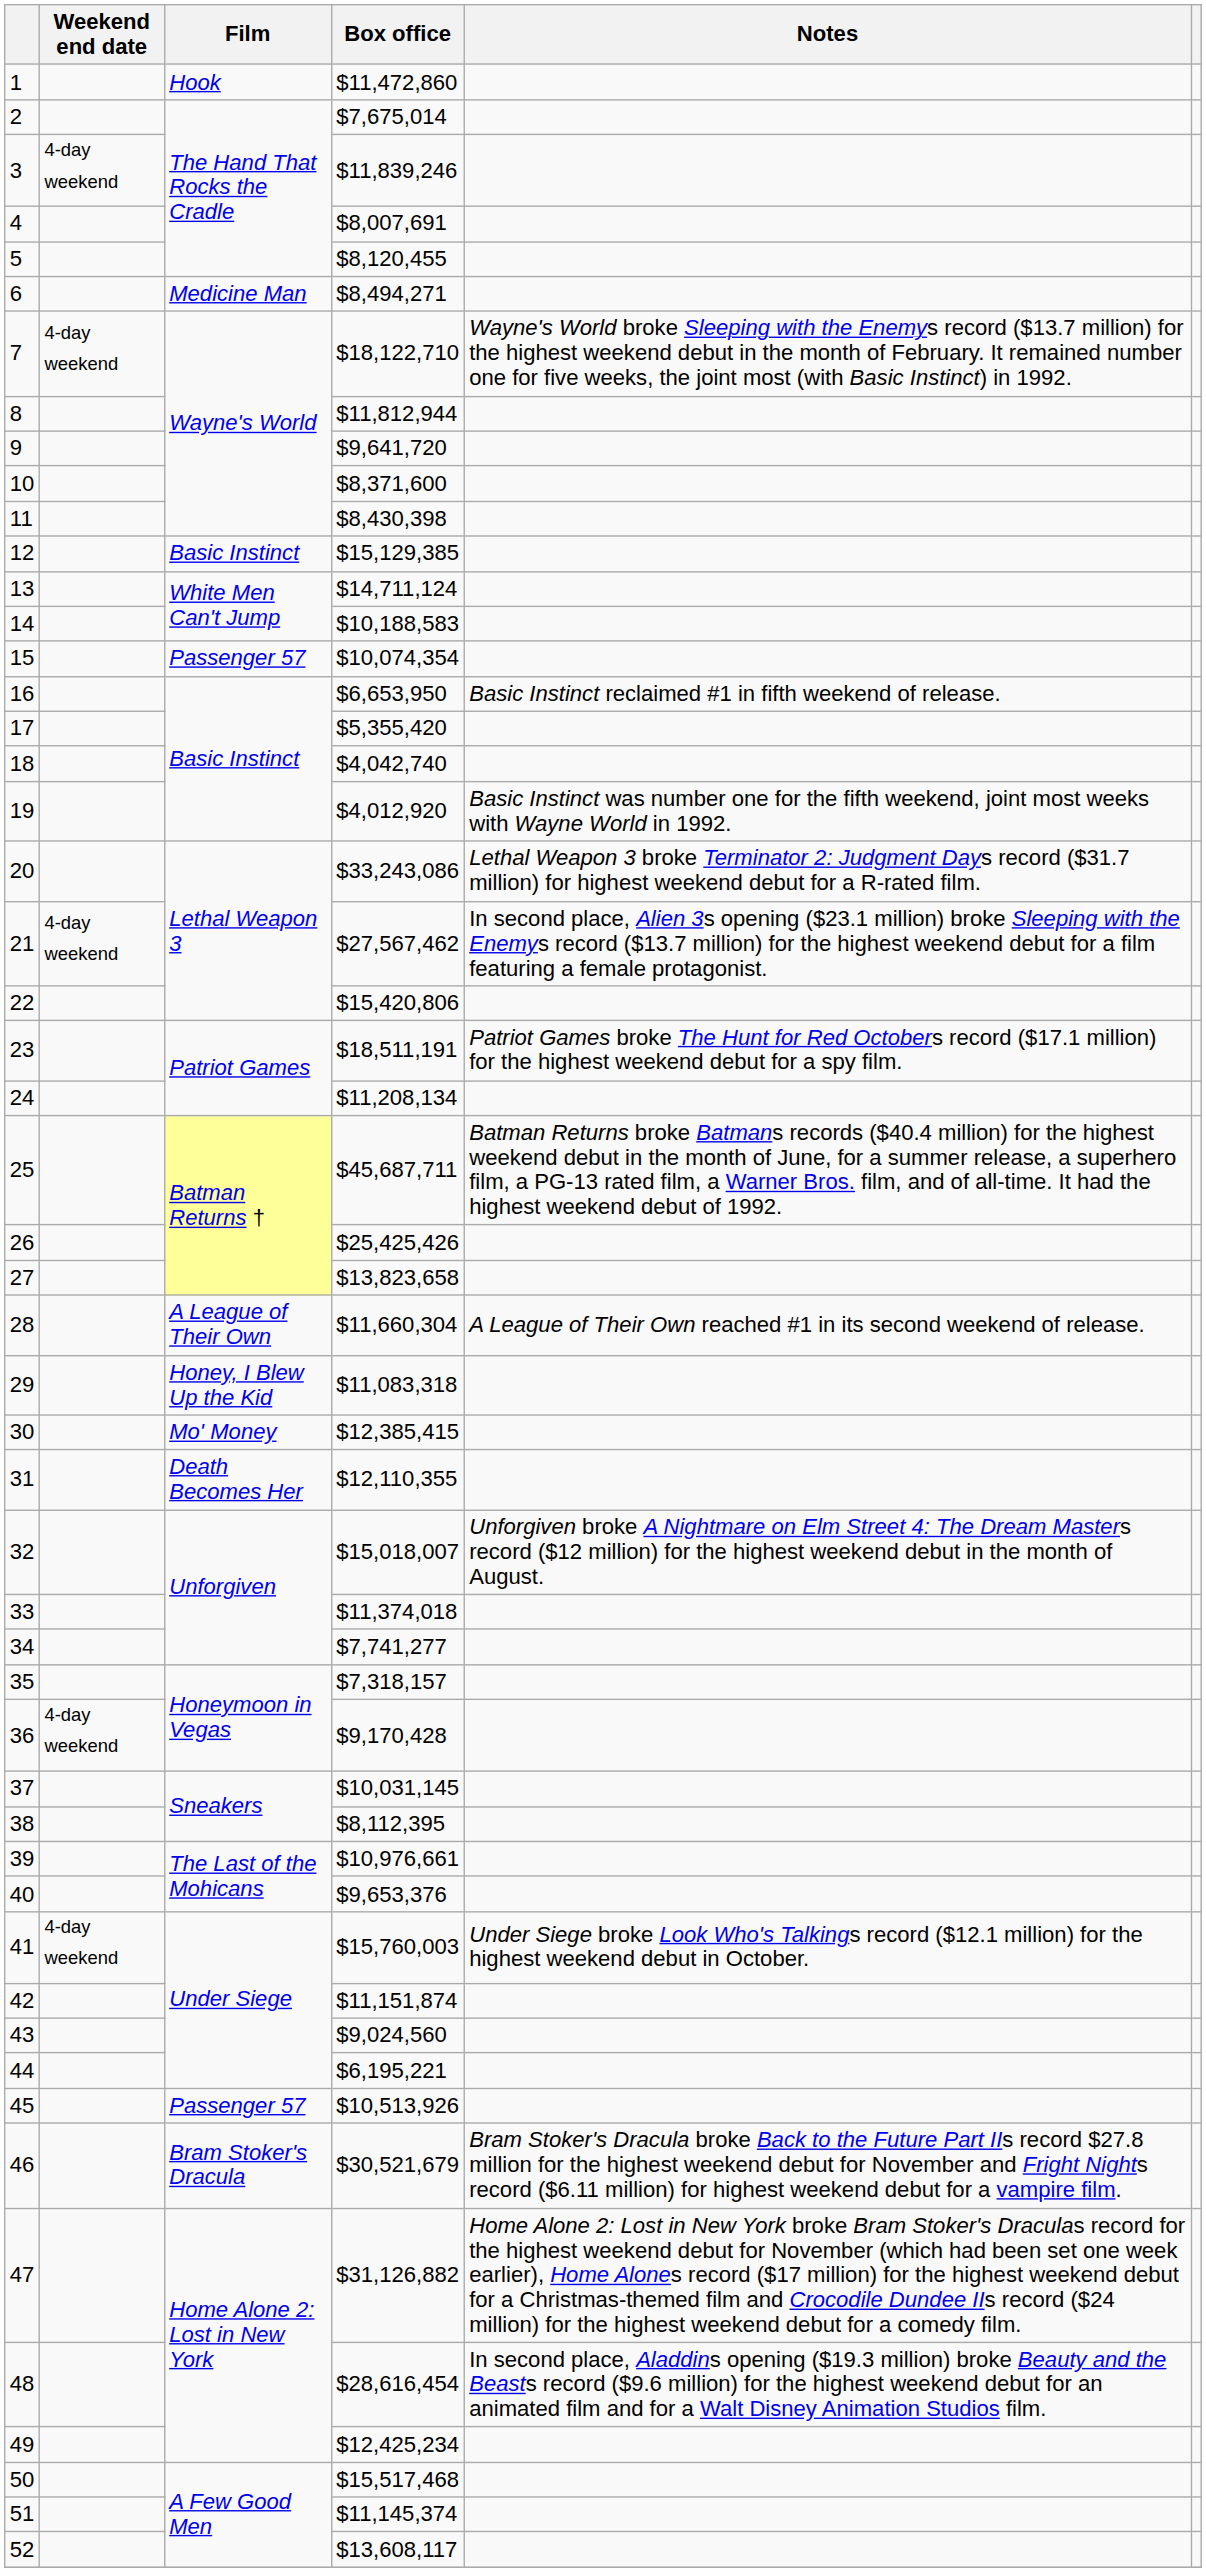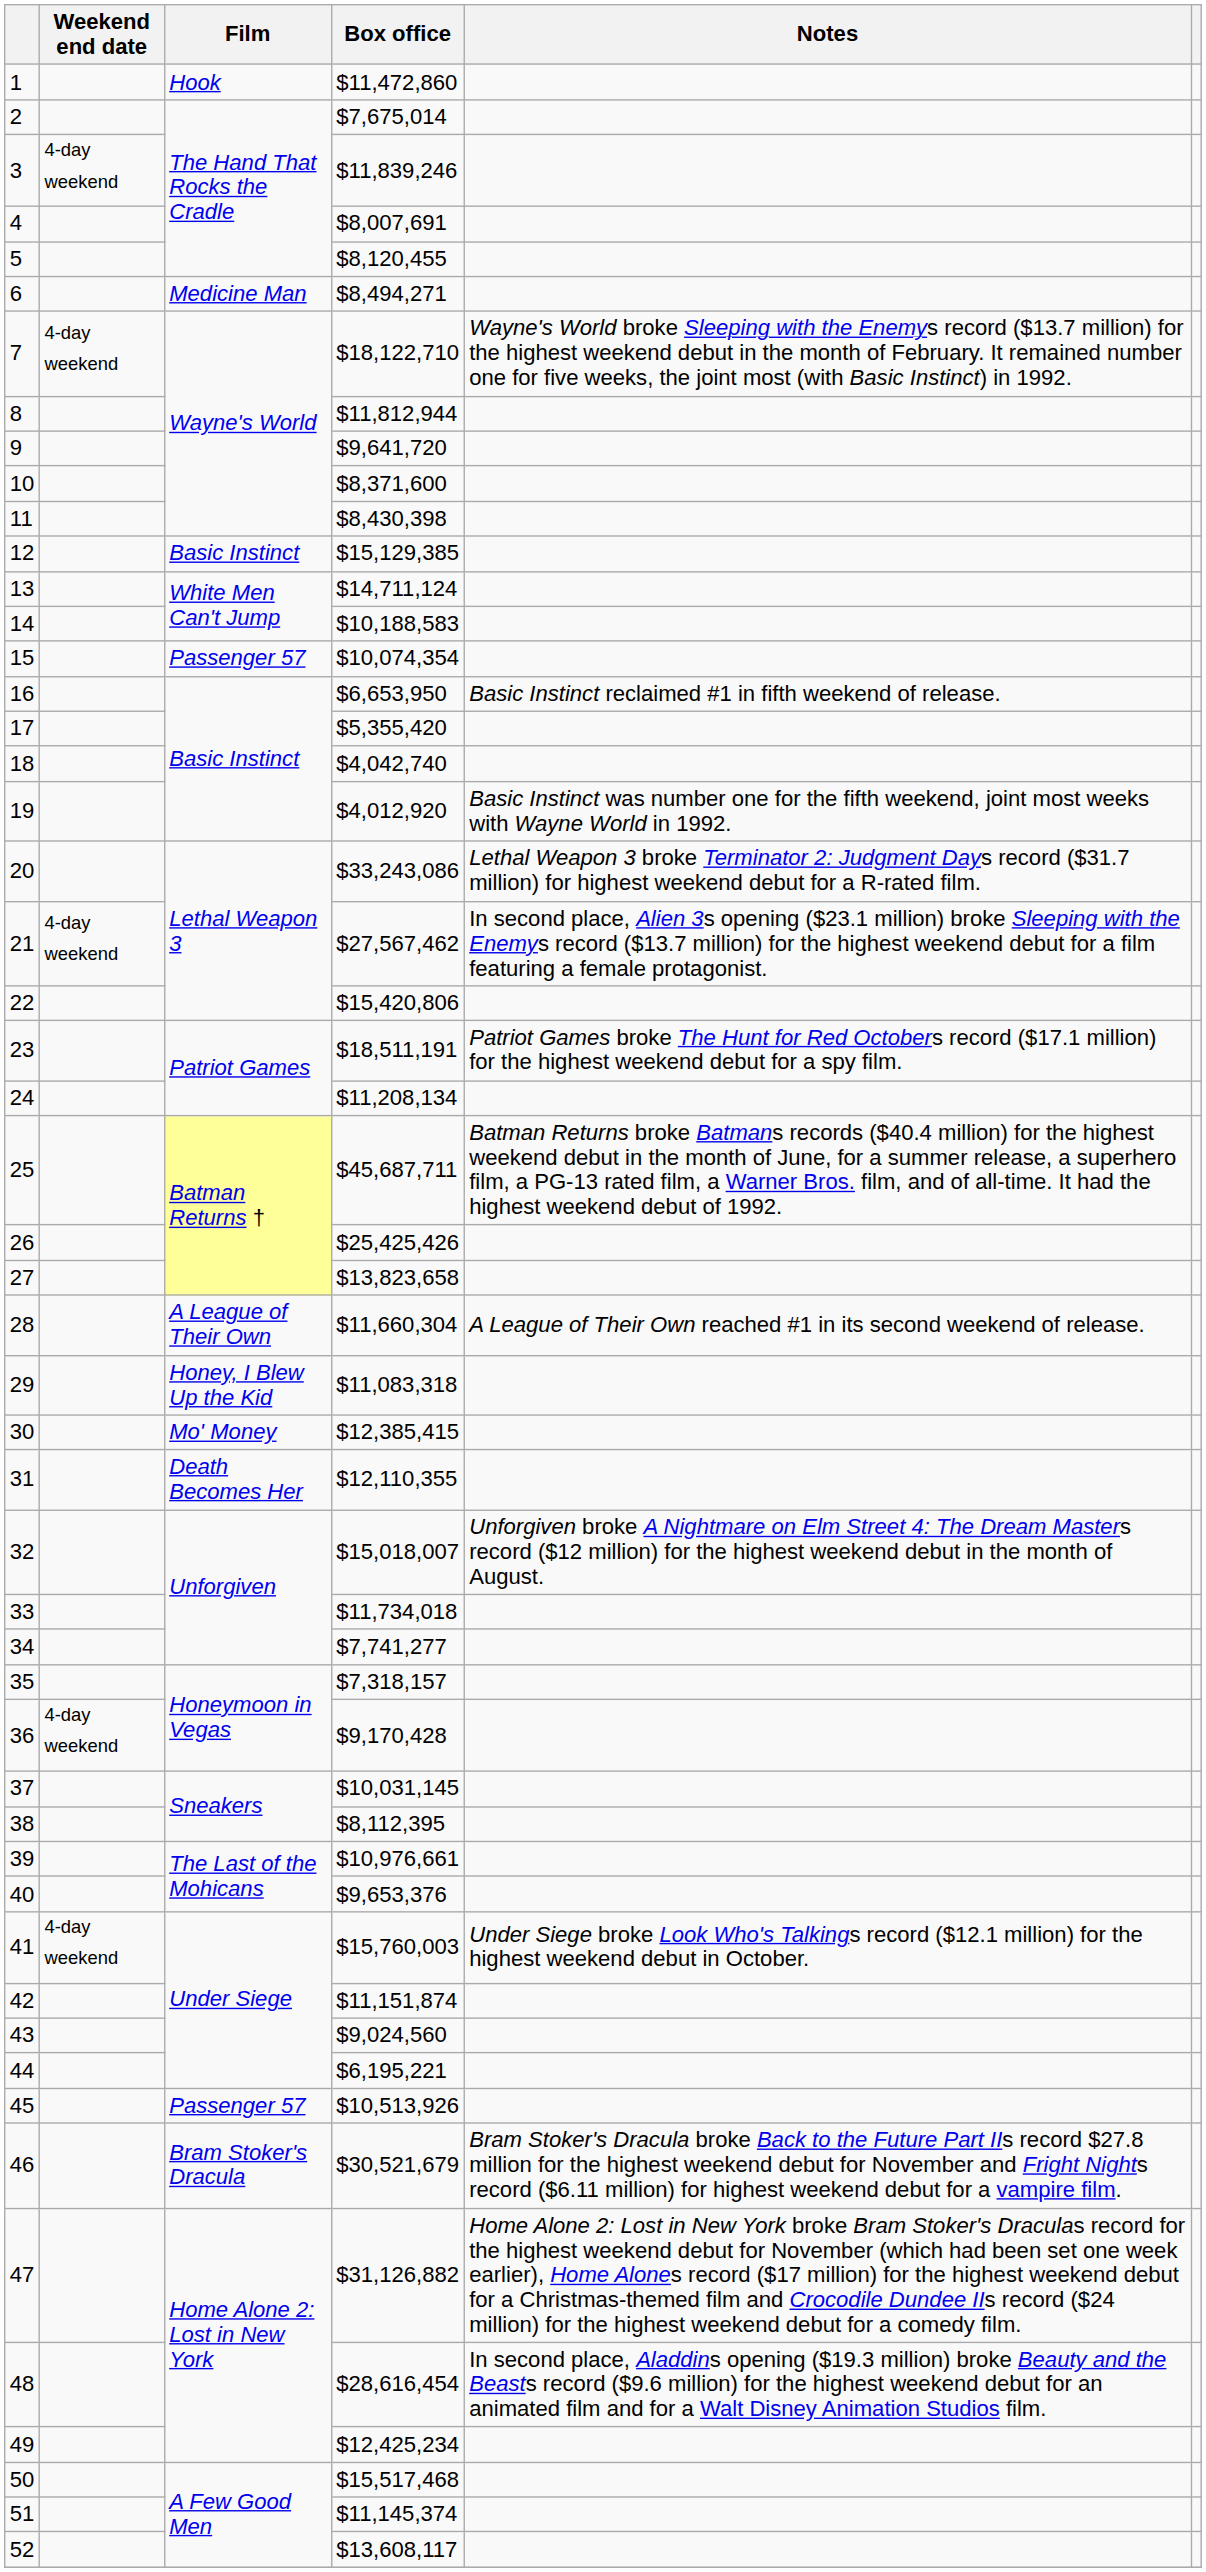(397, 1611) $11,374,018 -> (397, 1611) $11,734,018
